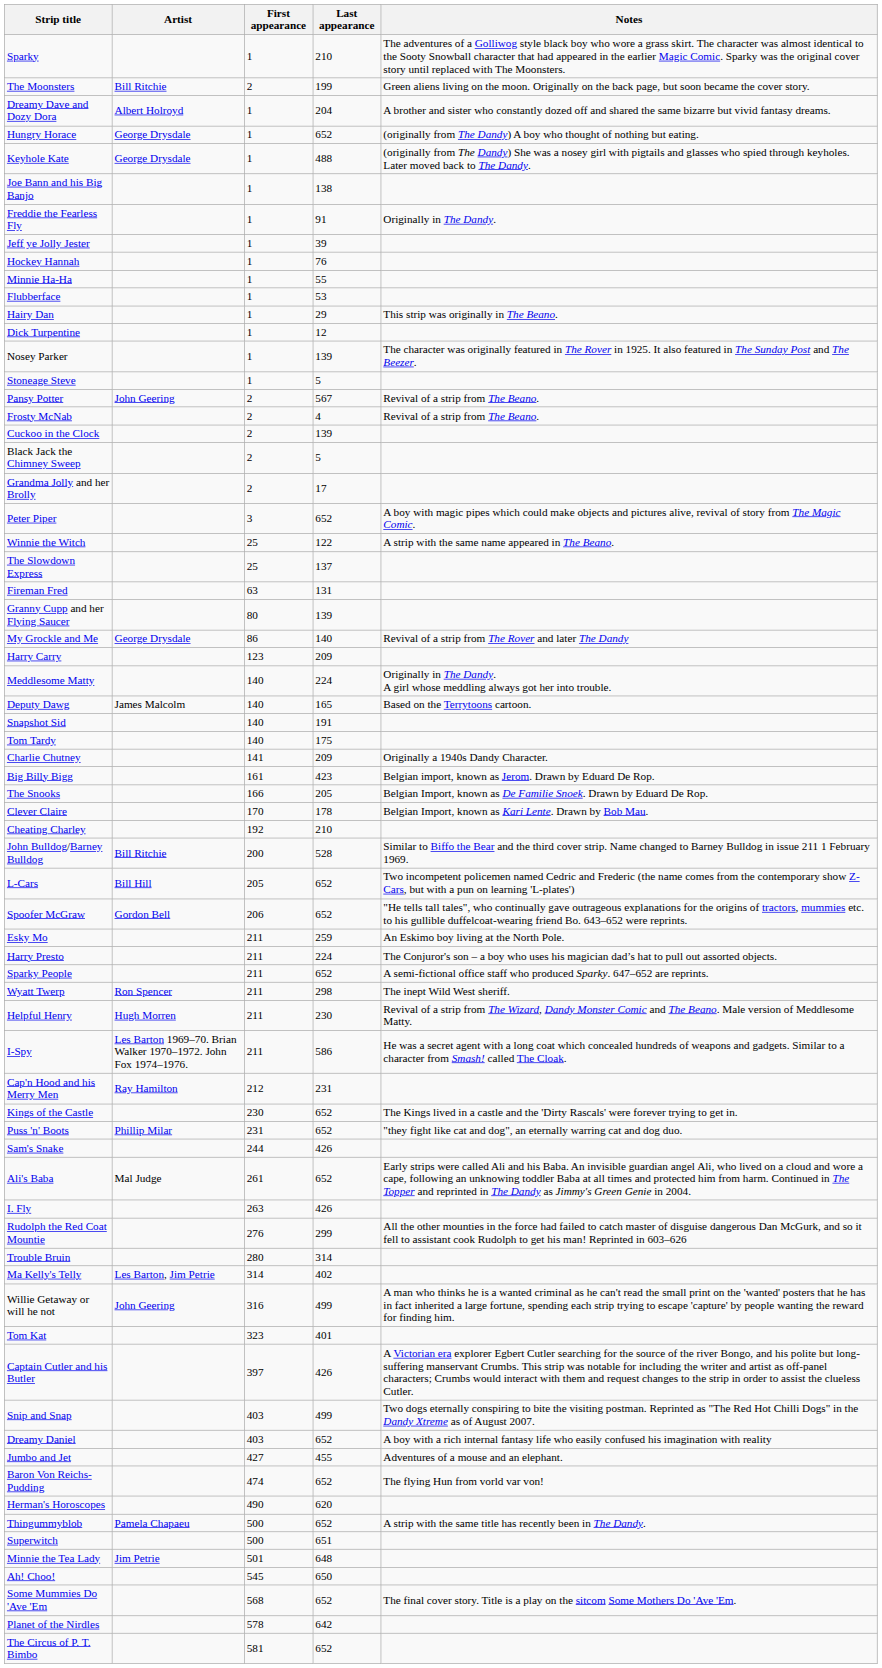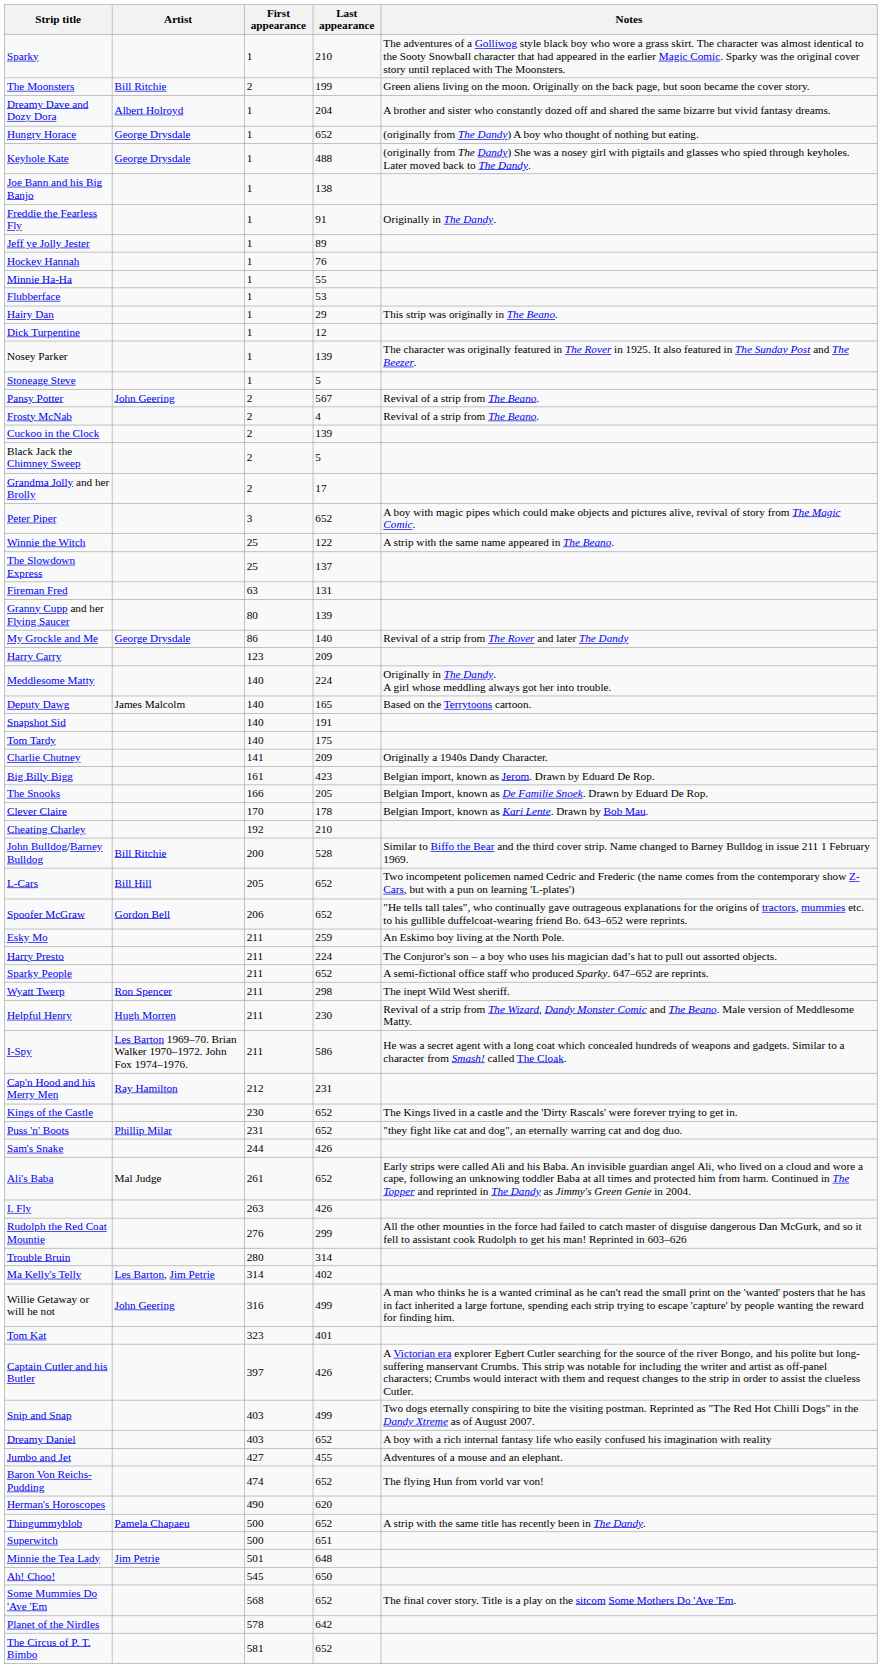(321, 243) 39 -> (321, 243) 89
